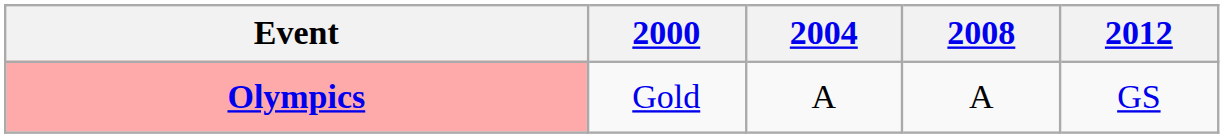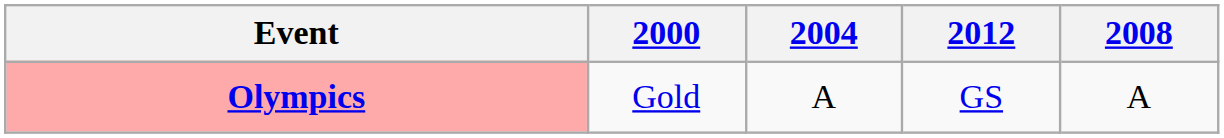columns swapped: (981, 32) <-> (1139, 32)
